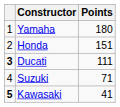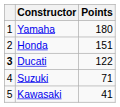(105, 62) 111 -> (104, 62) 122
(10, 95) bold -> (10, 95) normal
